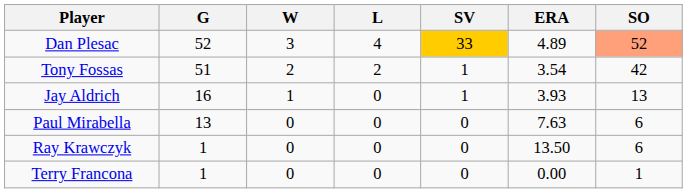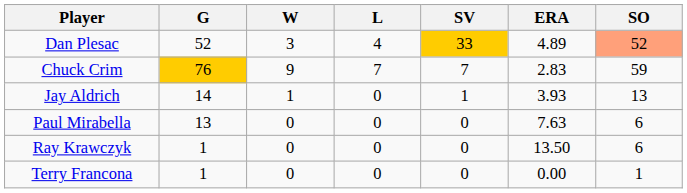+ row: (82, 69)
- row: (82, 69)
(203, 95) 16 -> (203, 95) 14
